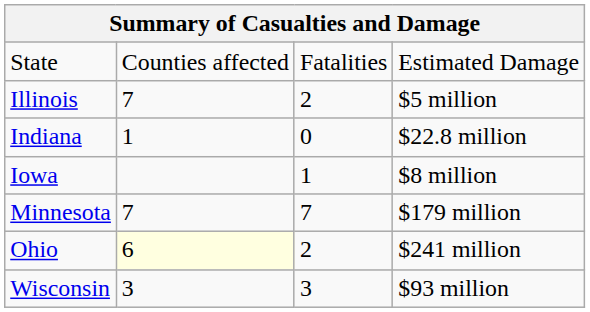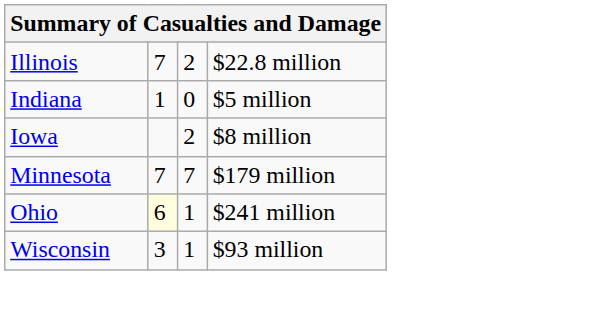- row: (34, 61)
(448, 99) $5 million -> (277, 61) $22.8 million
(463, 136) $22.8 million -> (262, 99) $5 million
(306, 174) 1 -> (189, 136) 2
(306, 250) 2 -> (189, 212) 1
(306, 288) 3 -> (189, 250) 1
